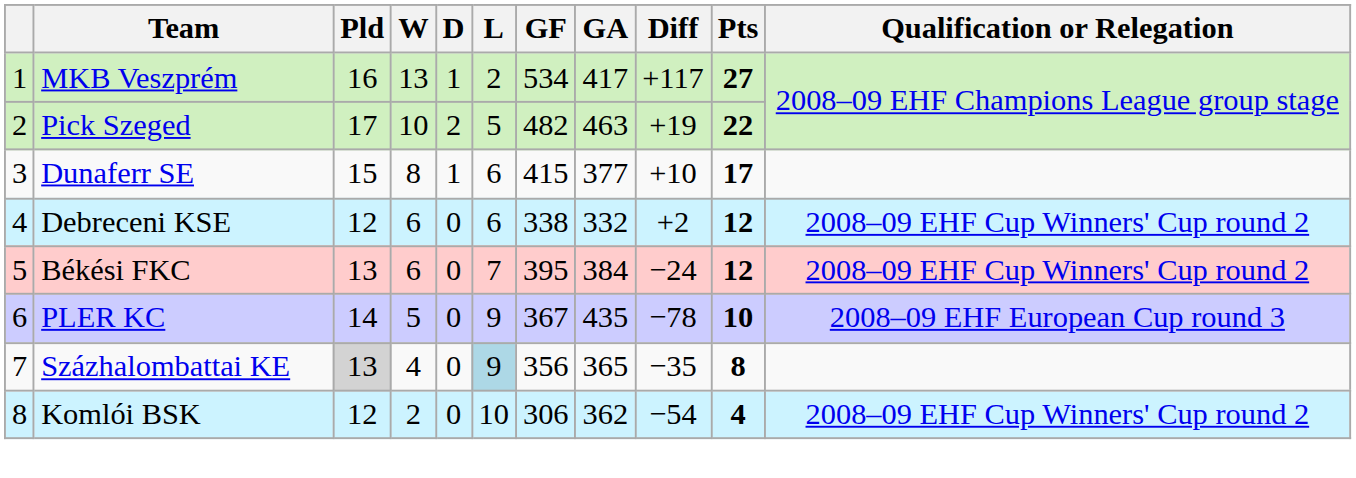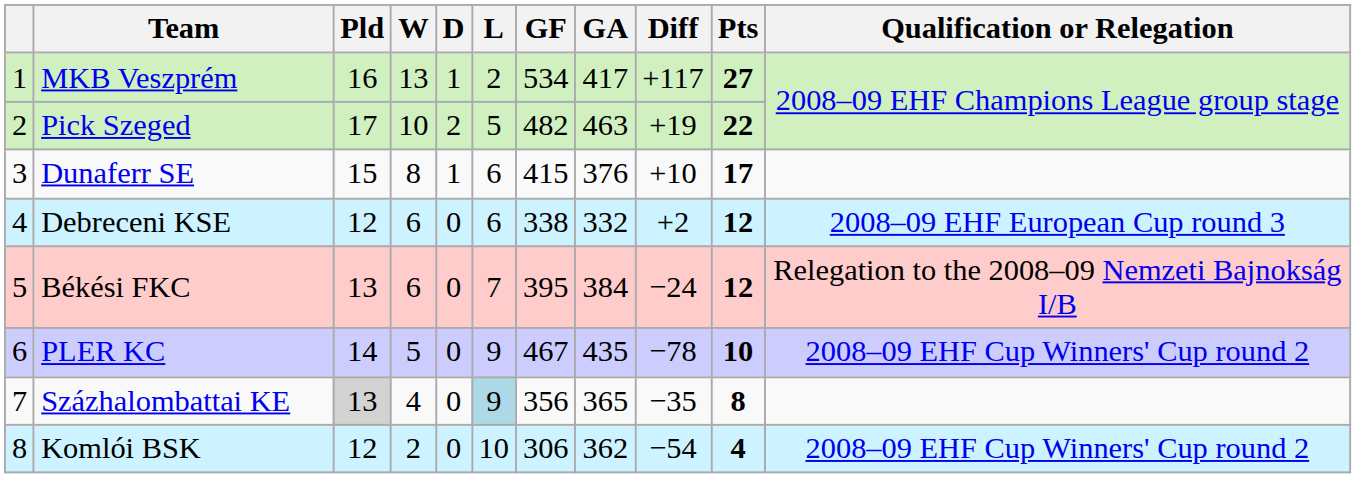(605, 173) 377 -> (605, 173) 376
(1057, 221) 2008–09 EHF Cup Winners' Cup round 2 -> (1057, 221) 2008–09 EHF European Cup round 3
(1057, 269) 2008–09 EHF Cup Winners' Cup round 2 -> (1057, 286) Relegation to the 2008–09 Nemzeti Bajnokság I/B
(546, 317) 367 -> (546, 352) 467
(1057, 317) 2008–09 EHF European Cup round 3 -> (1057, 352) 2008–09 EHF Cup Winners' Cup round 2
